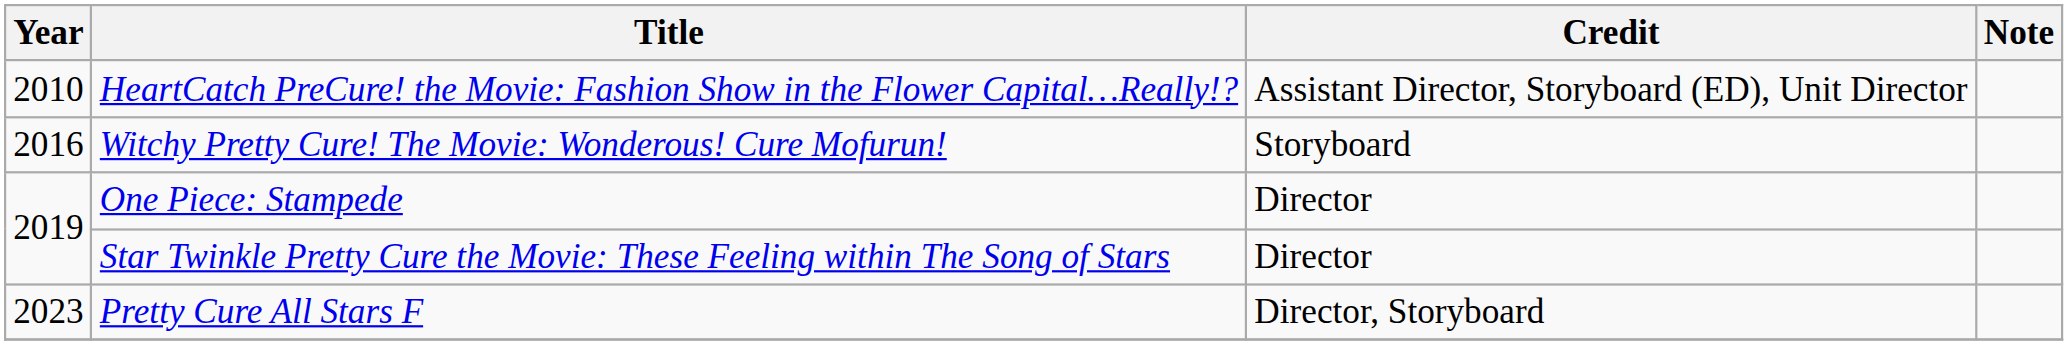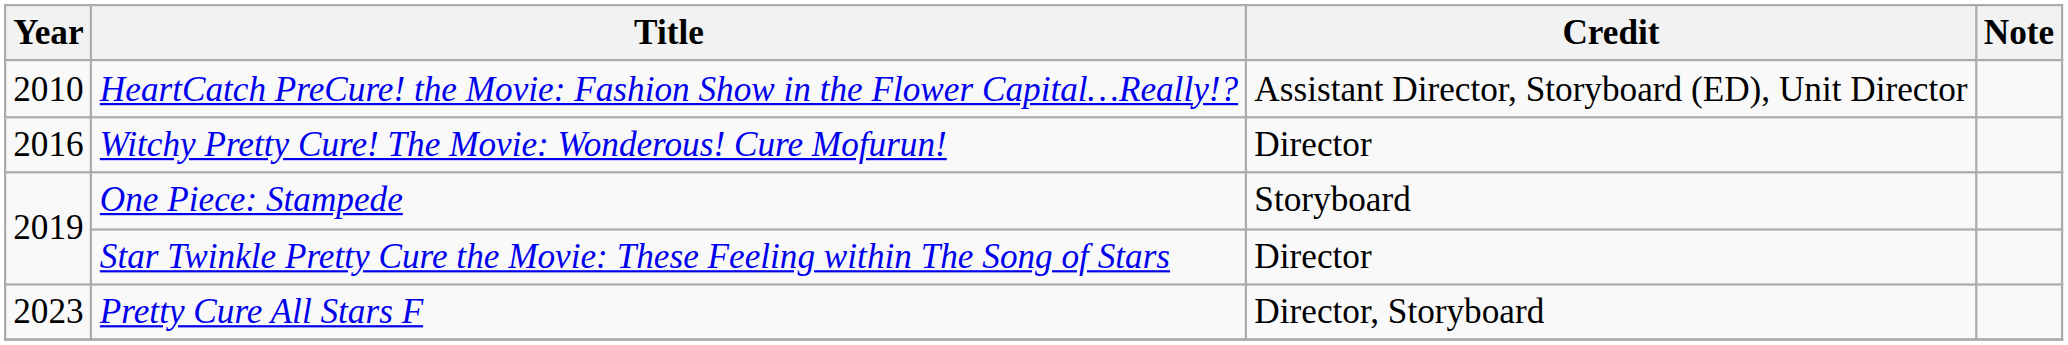(1333, 144) Storyboard -> (1313, 144) Director
(1313, 199) Director -> (1333, 199) Storyboard
